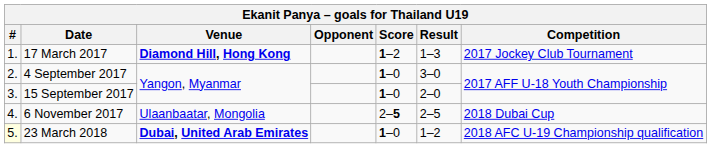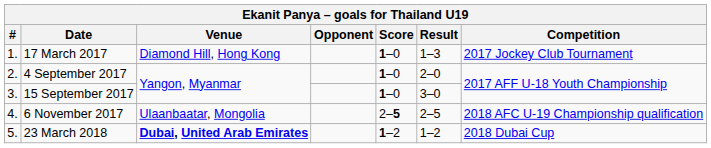(215, 54) bold -> (210, 54) normal
(389, 54) 1–2 -> (389, 54) 1–0
(430, 74) 3–0 -> (430, 74) 2–0
(430, 94) 2–0 -> (430, 94) 3–0
(509, 114) 2018 Dubai Cup -> (584, 114) 2018 AFC U-19 Championship qualification
(13, 133) lightyellow background -> (13, 133) no background
(389, 133) 1–0 -> (389, 133) 1–2
(584, 133) 2018 AFC U-19 Championship qualification -> (509, 133) 2018 Dubai Cup
